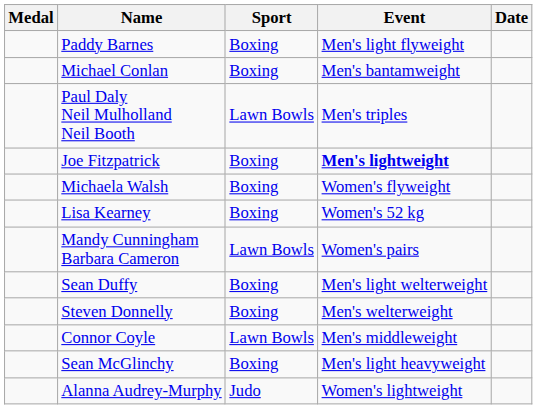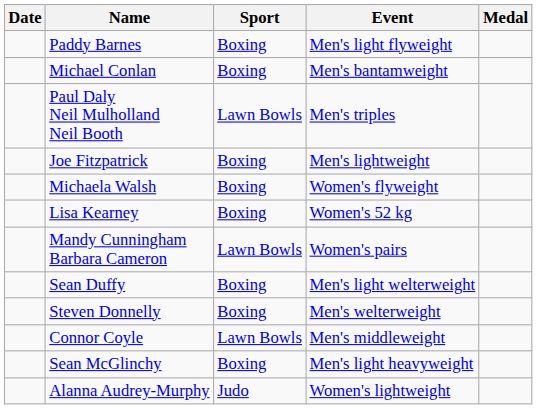columns swapped: (31, 17) <-> (512, 17)
(385, 160) bold -> (370, 160) normal
